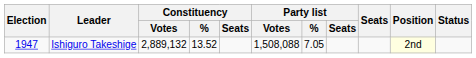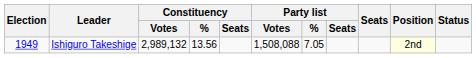(27, 45) 1947 -> (27, 45) 1949
(164, 45) 2,889,132 -> (164, 45) 2,989,132
(204, 45) 13.52 -> (204, 45) 13.56
